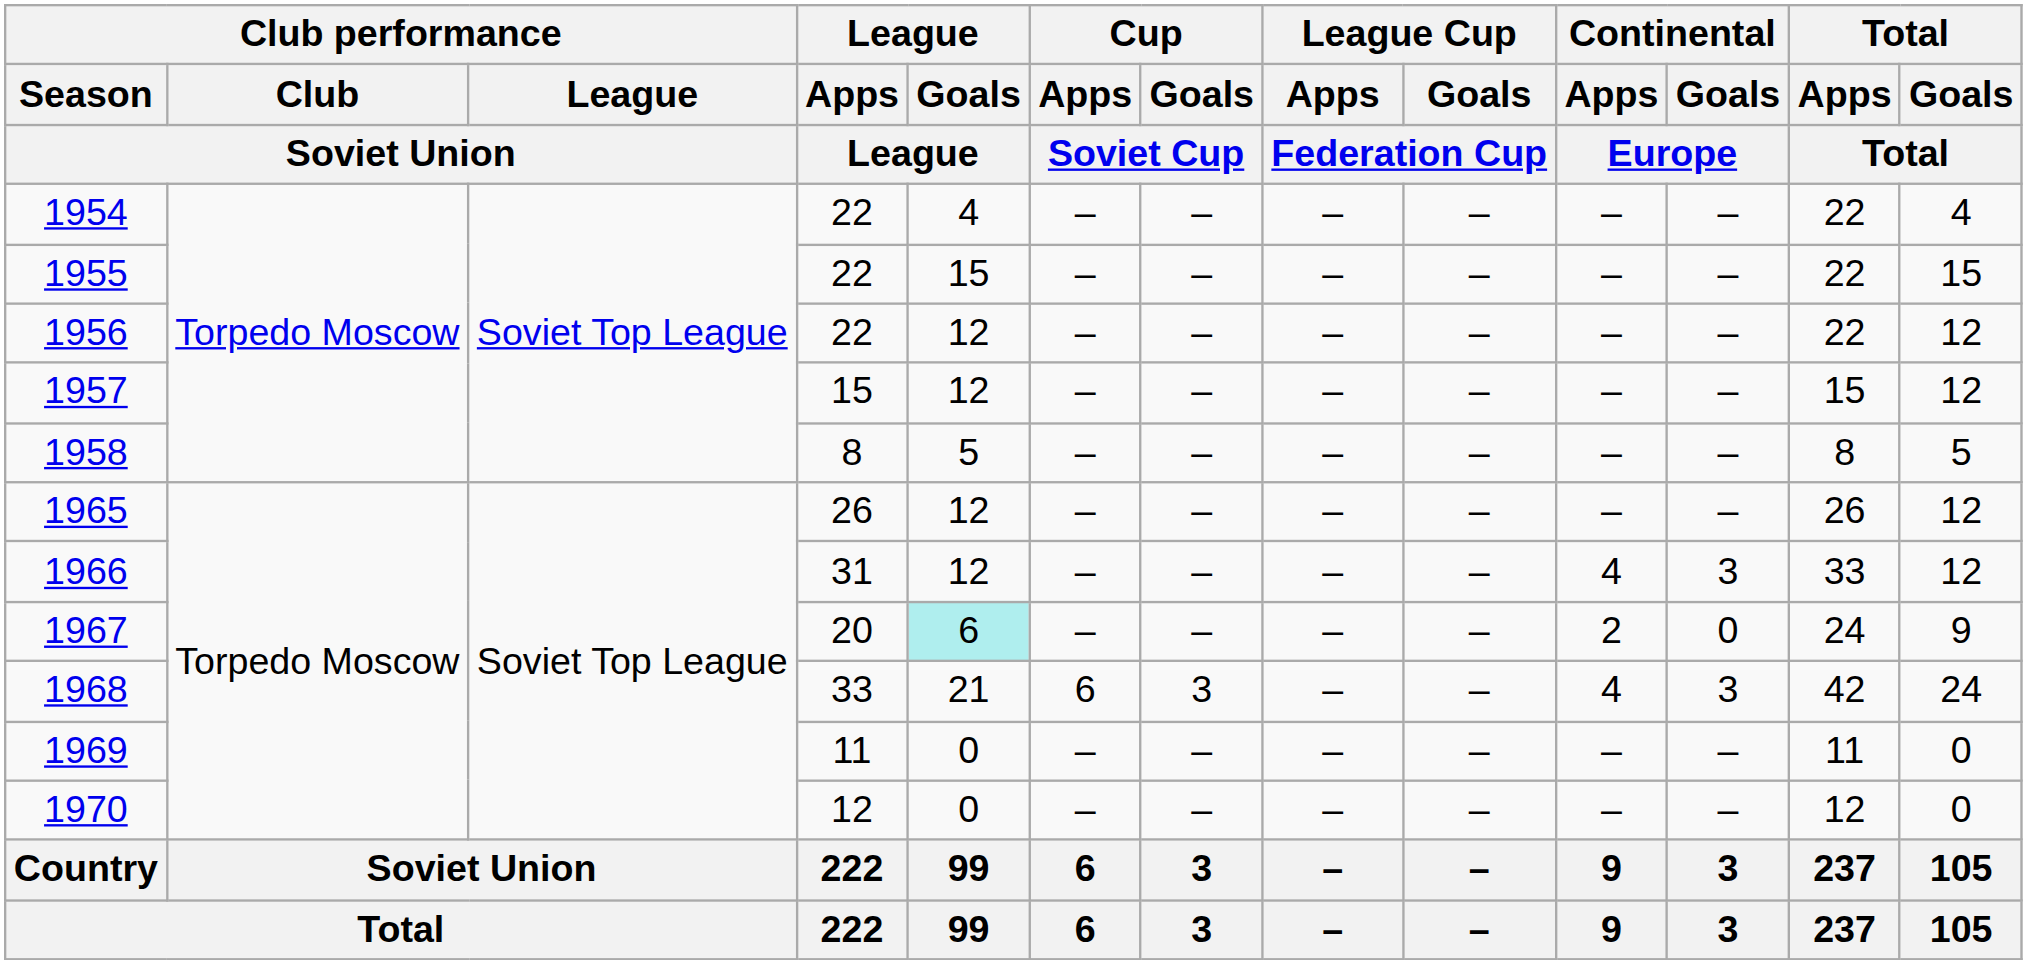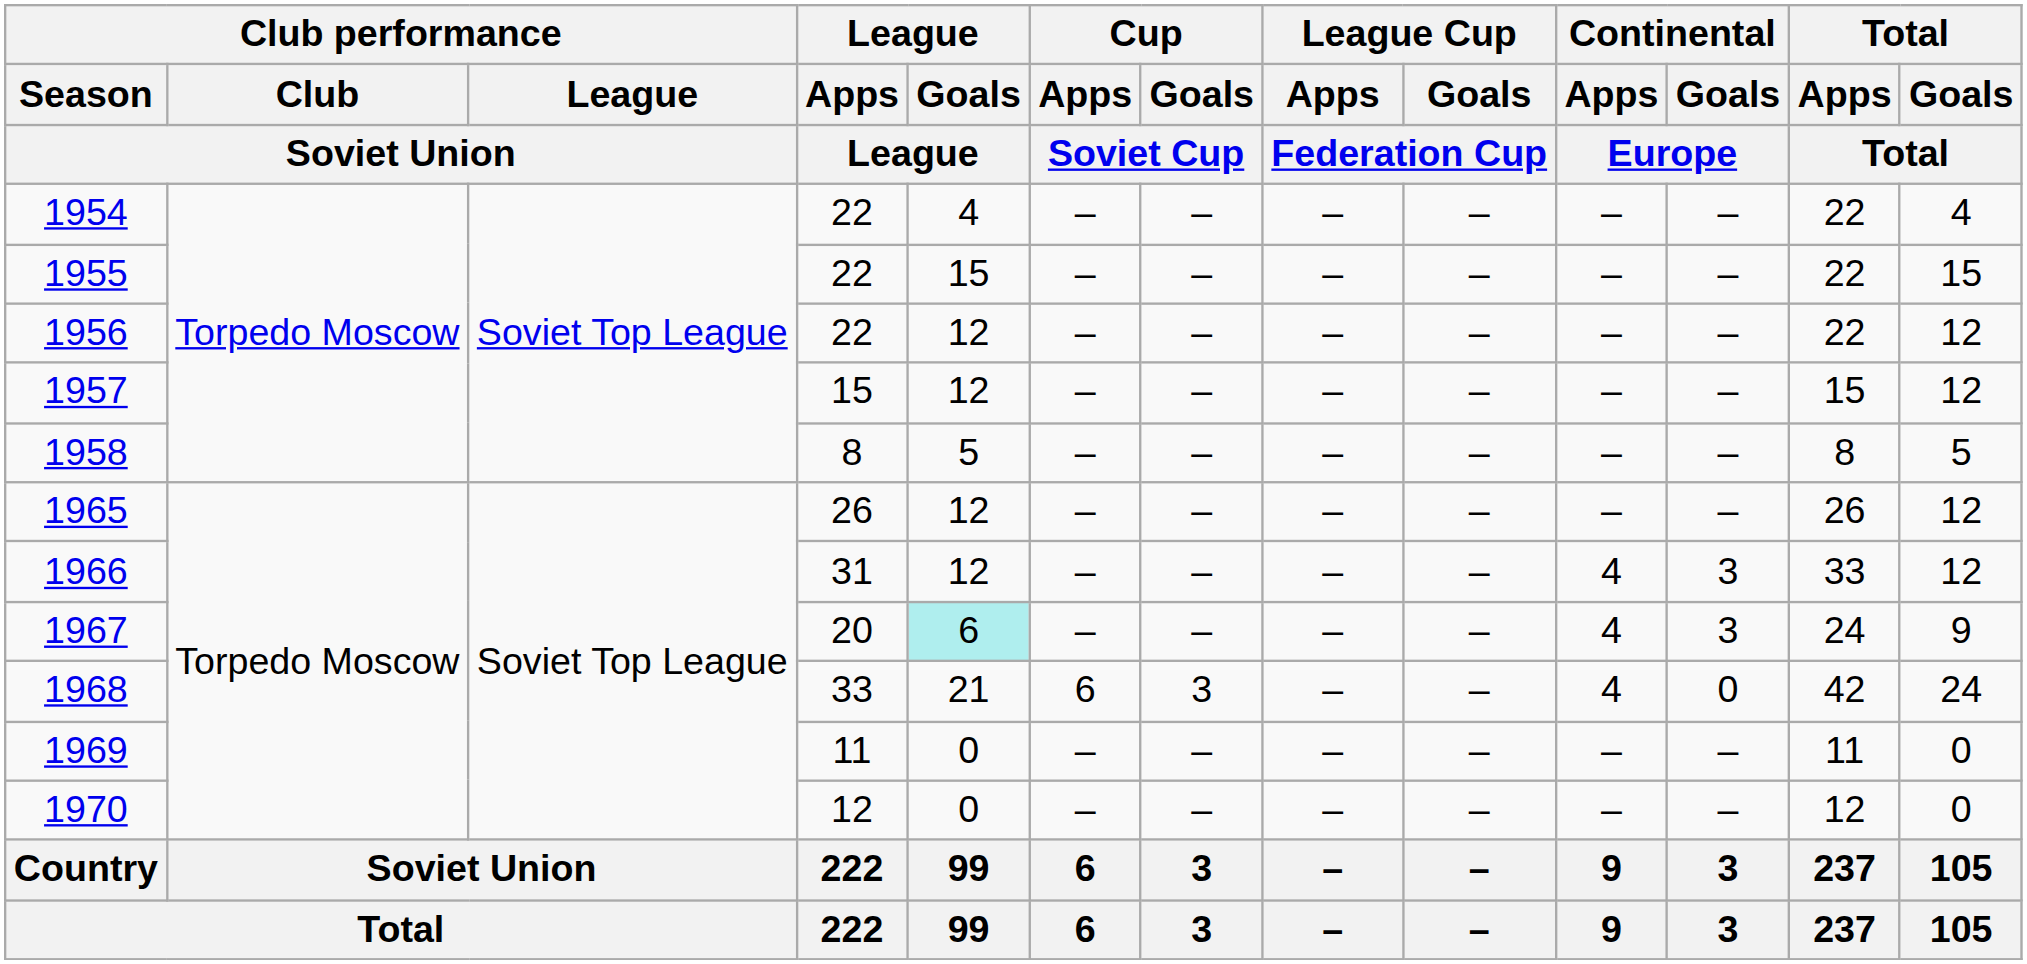(1611, 630) 2 -> (1611, 630) 4
(1728, 630) 0 -> (1728, 630) 3
(1728, 690) 3 -> (1728, 690) 0
